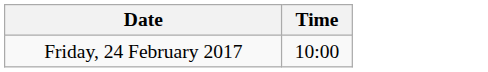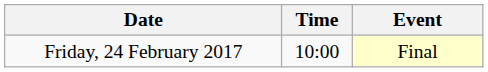+ column: (418, 19)
